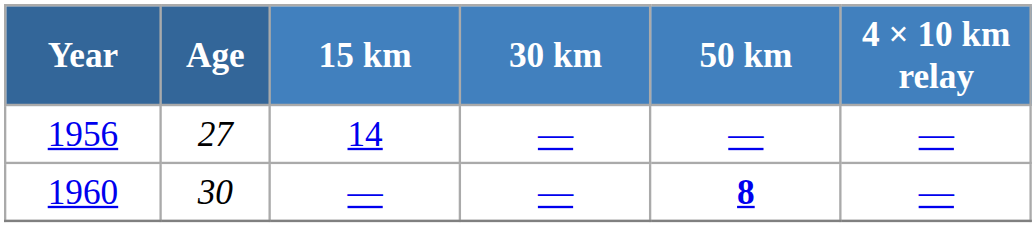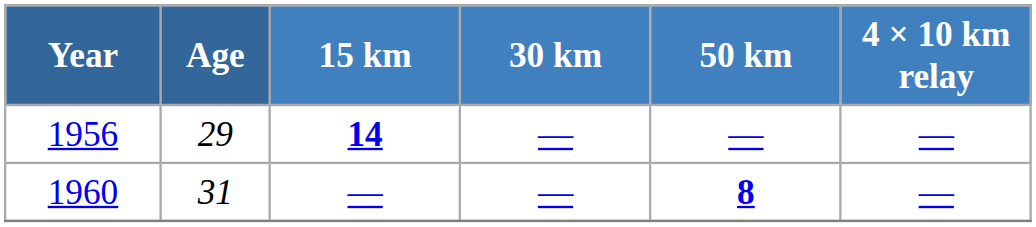(215, 133) 27 -> (215, 133) 29
(365, 133) normal -> (365, 133) bold
(215, 191) 30 -> (215, 191) 31
